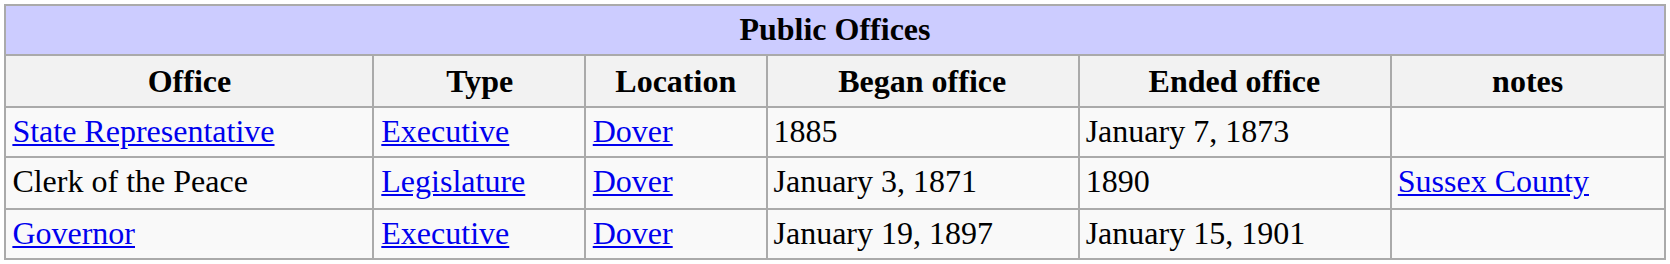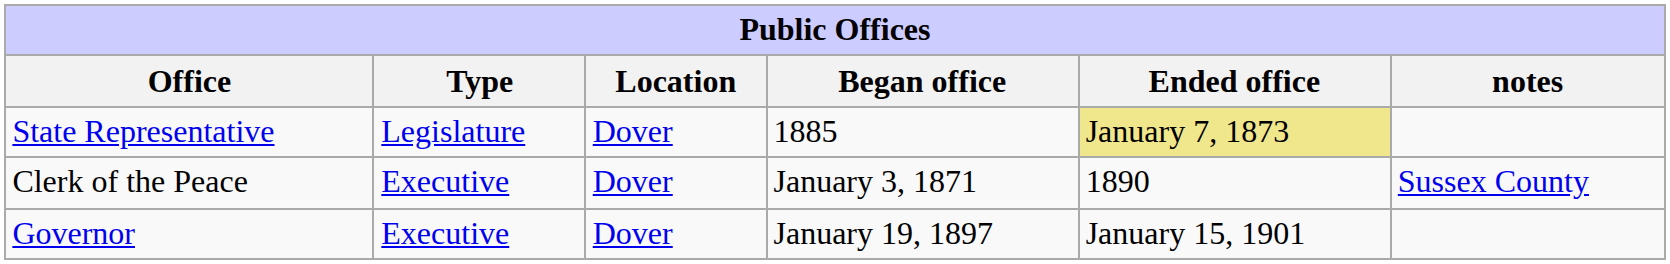(445, 131) Executive -> (453, 131) Legislature
(1187, 131) no background -> (1187, 131) khaki background
(453, 182) Legislature -> (445, 182) Executive
